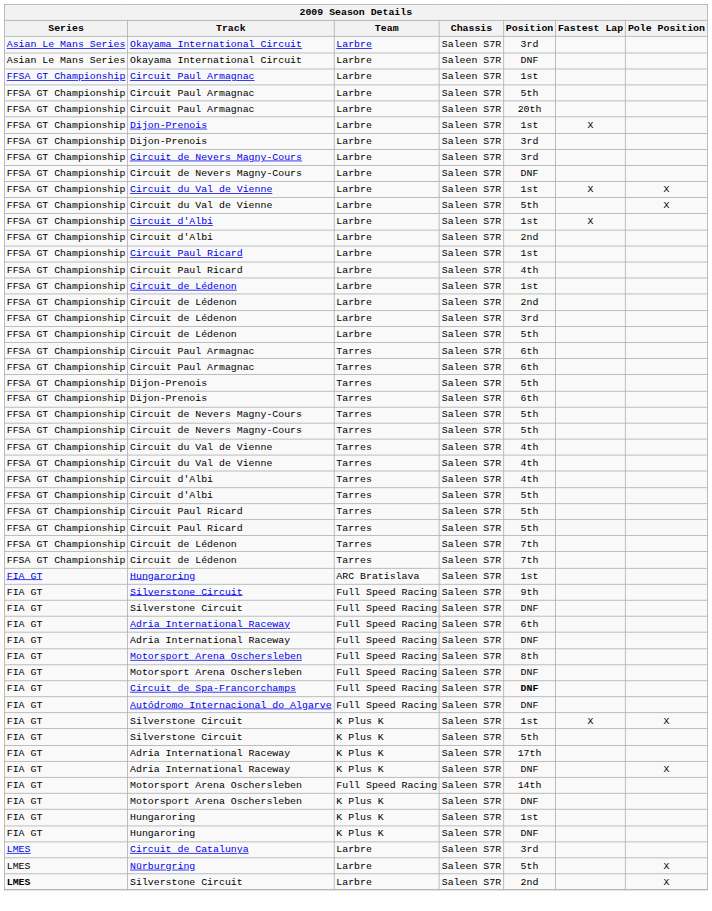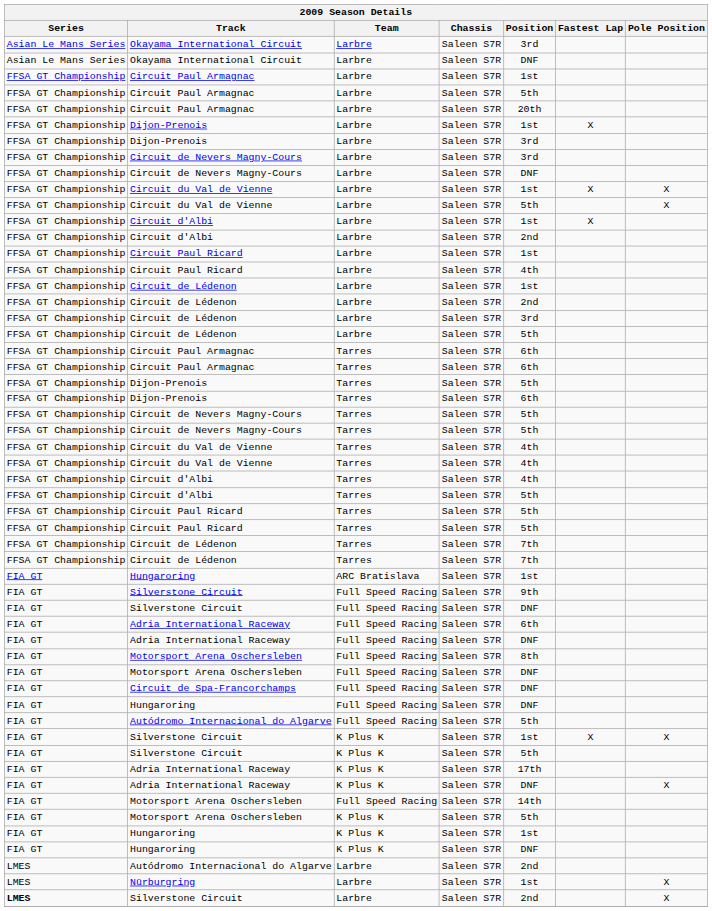(530, 689) bold -> (530, 689) normal
+ row: (163, 705)
(530, 705) DNF -> (530, 721) 5th
(530, 801) DNF -> (530, 818) 5th
- row: (189, 850)
+ row: (231, 866)
(530, 866) 5th -> (530, 882) 1st
